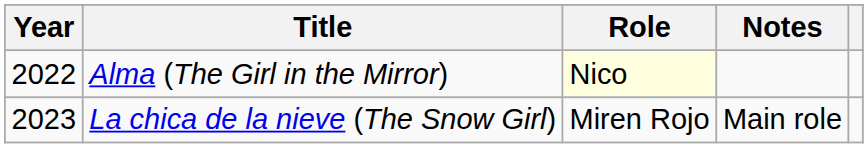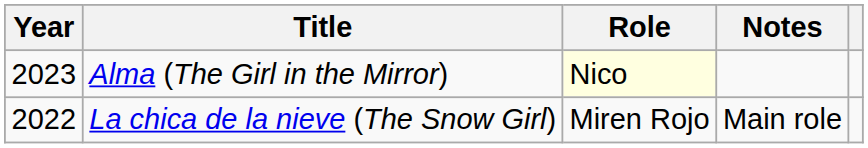(44, 73) 2022 -> (44, 73) 2023
(44, 119) 2023 -> (44, 119) 2022
